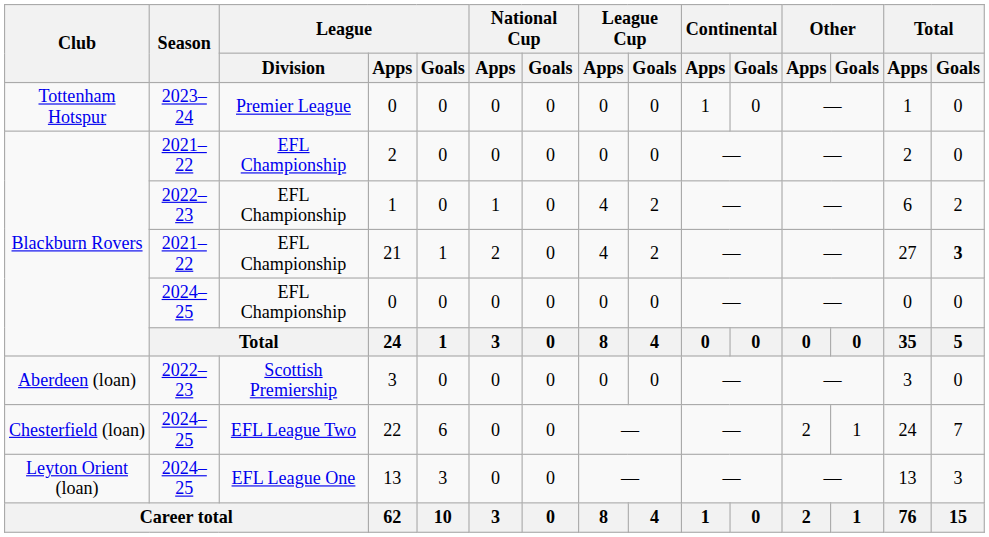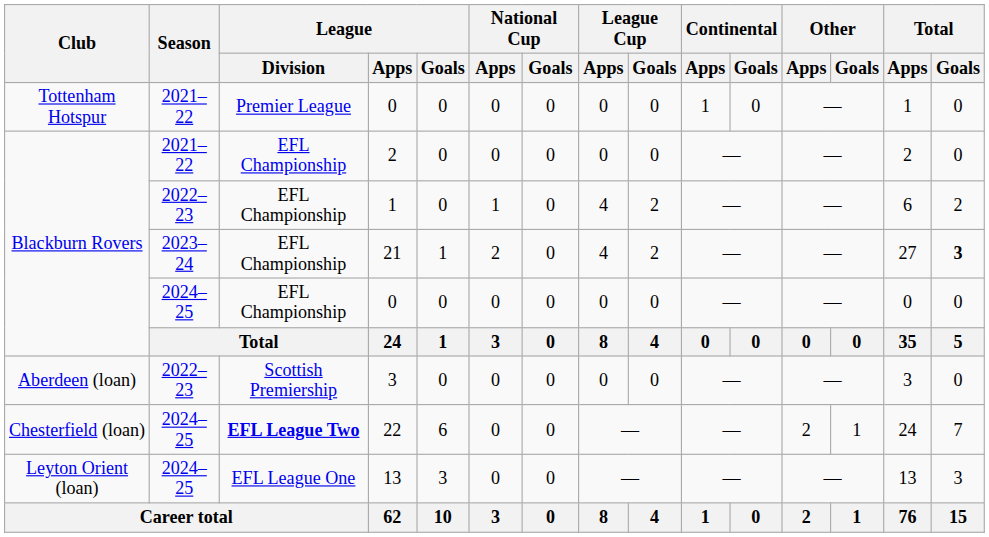(184, 106) 2023–24 -> (184, 106) 2021–22
(184, 253) 2021–22 -> (184, 253) 2023–24
(293, 429) normal -> (293, 429) bold
